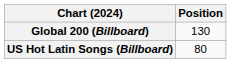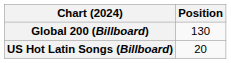(201, 49) 80 -> (201, 49) 20
